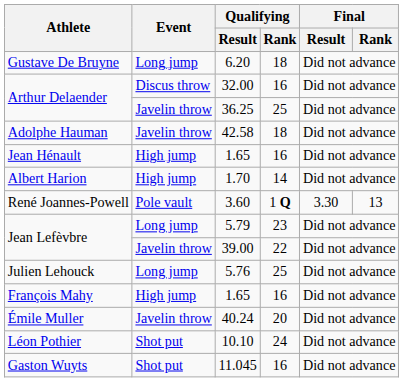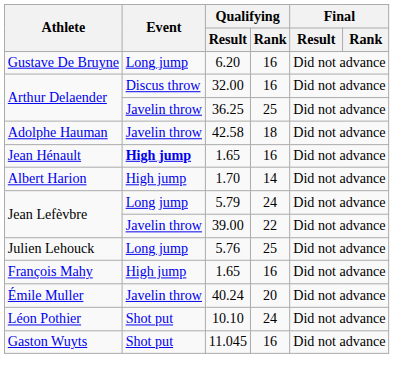(280, 63) 18 -> (270, 63) 16
(166, 156) normal -> (158, 156) bold
- row: (68, 202)
(280, 226) 23 -> (270, 202) 24
